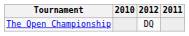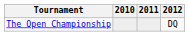columns swapped: (173, 11) <-> (149, 11)
